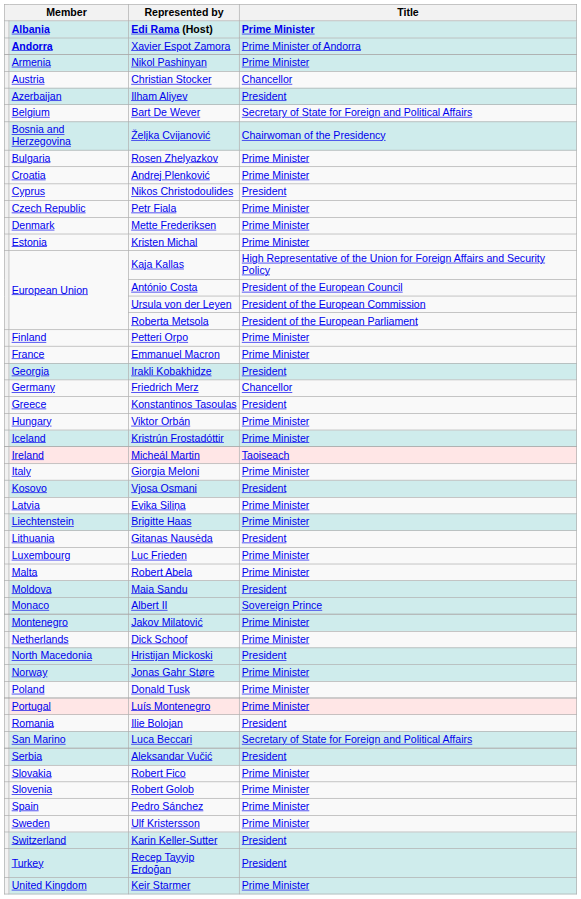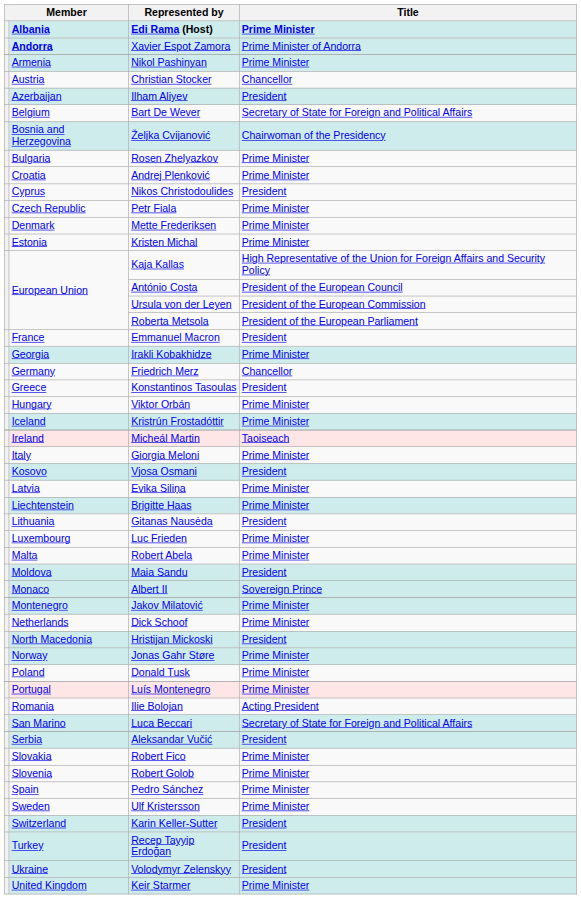- row: (160, 338)
(276, 354) Prime Minister -> (264, 338) President
(264, 371) President -> (276, 354) Prime Minister
(264, 723) President -> (280, 706) Acting President
+ row: (181, 869)
